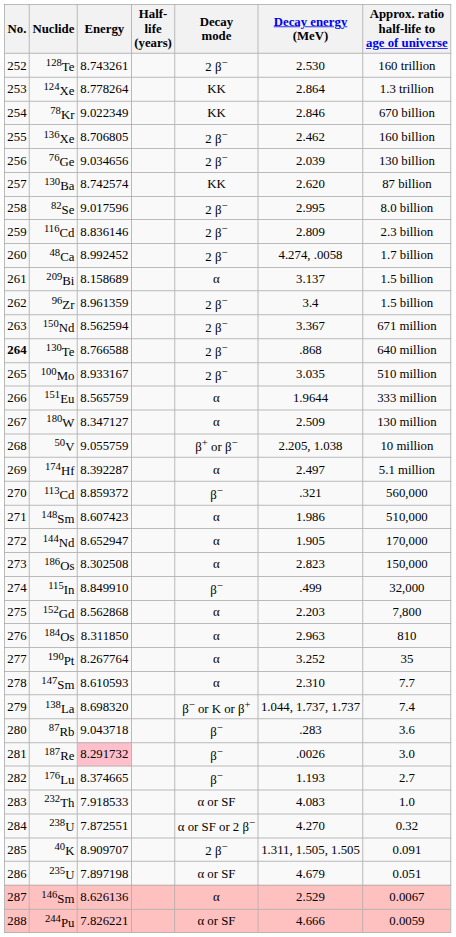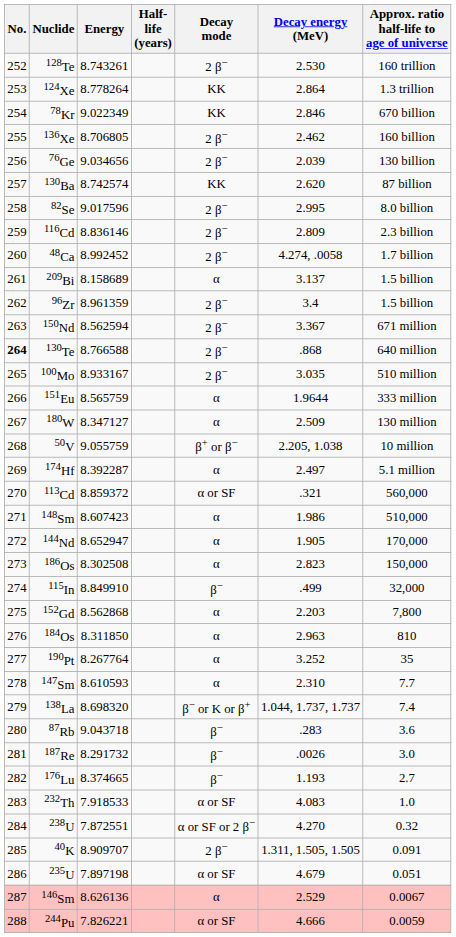(216, 493) β− -> (216, 493) α or SF
(104, 754) pink background -> (104, 754) no background
